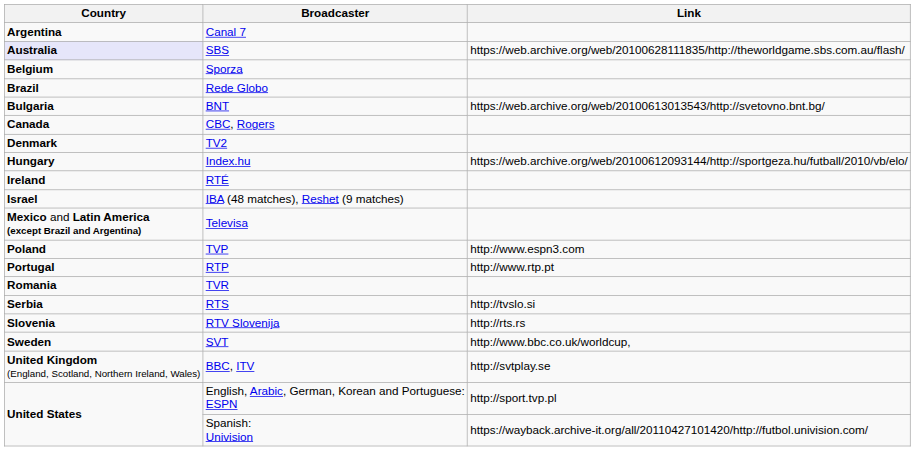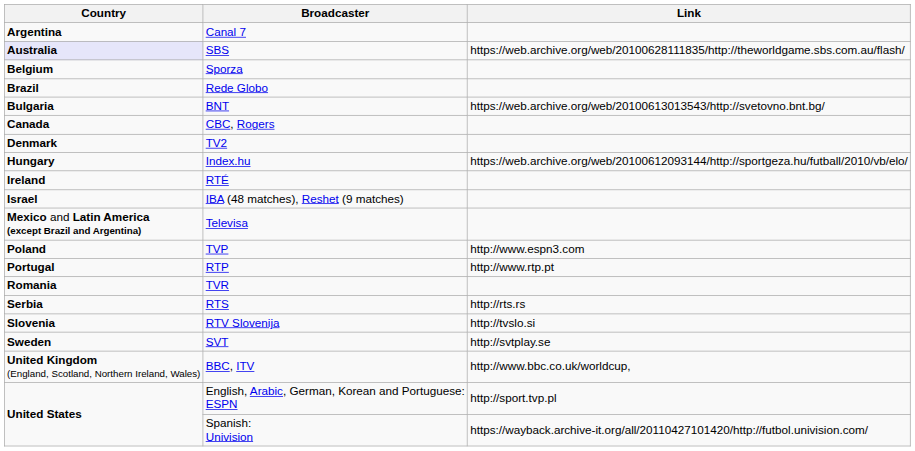(503, 304) http://tvslo.si -> (498, 304) http://rts.rs
(498, 323) http://rts.rs -> (503, 323) http://tvslo.si
(550, 341) http://www.bbc.co.uk/worldcup, -> (510, 341) http://svtplay.se
(510, 366) http://svtplay.se -> (550, 366) http://www.bbc.co.uk/worldcup,
